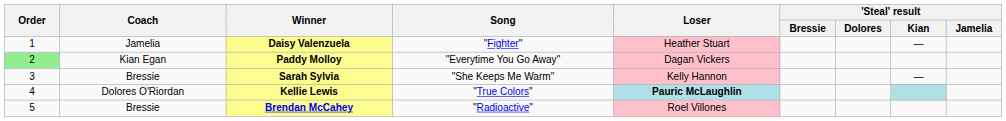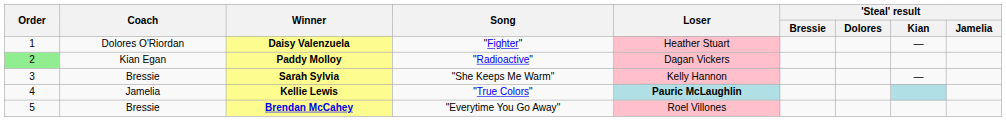(143, 44) Jamelia -> (143, 44) Dolores O'Riordan
(503, 60) "Everytime You Go Away" -> (503, 60) "Radioactive"
(143, 92) Dolores O'Riordan -> (143, 92) Jamelia
(503, 108) "Radioactive" -> (503, 108) "Everytime You Go Away"
